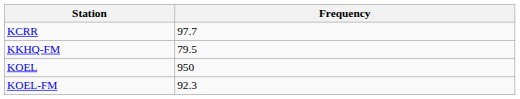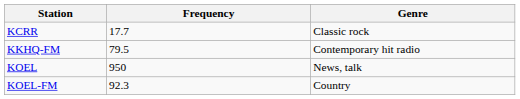+ column: (413, 13)
(187, 31) 97.7 -> (119, 31) 17.7
